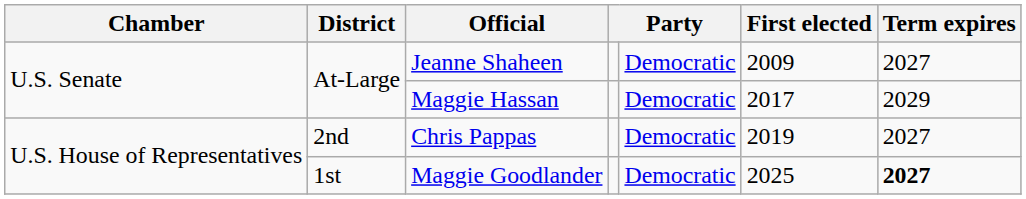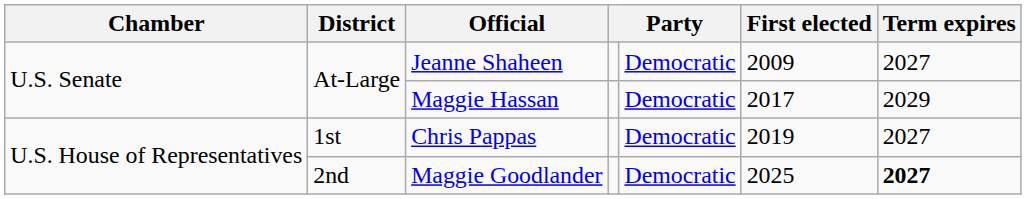(331, 136) 2nd -> (327, 136) 1st
(327, 174) 1st -> (331, 174) 2nd
